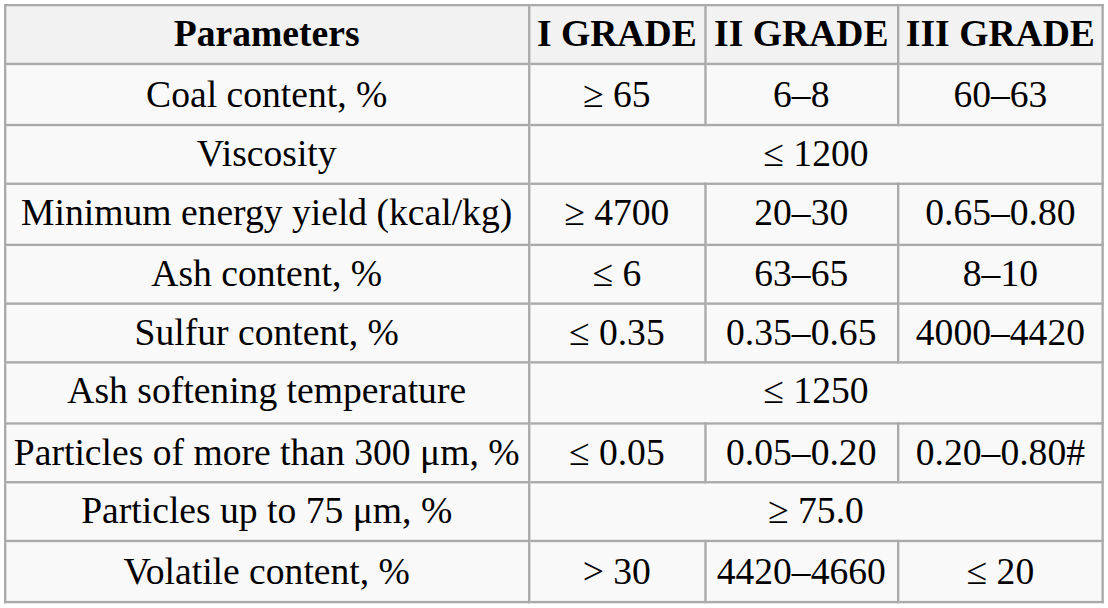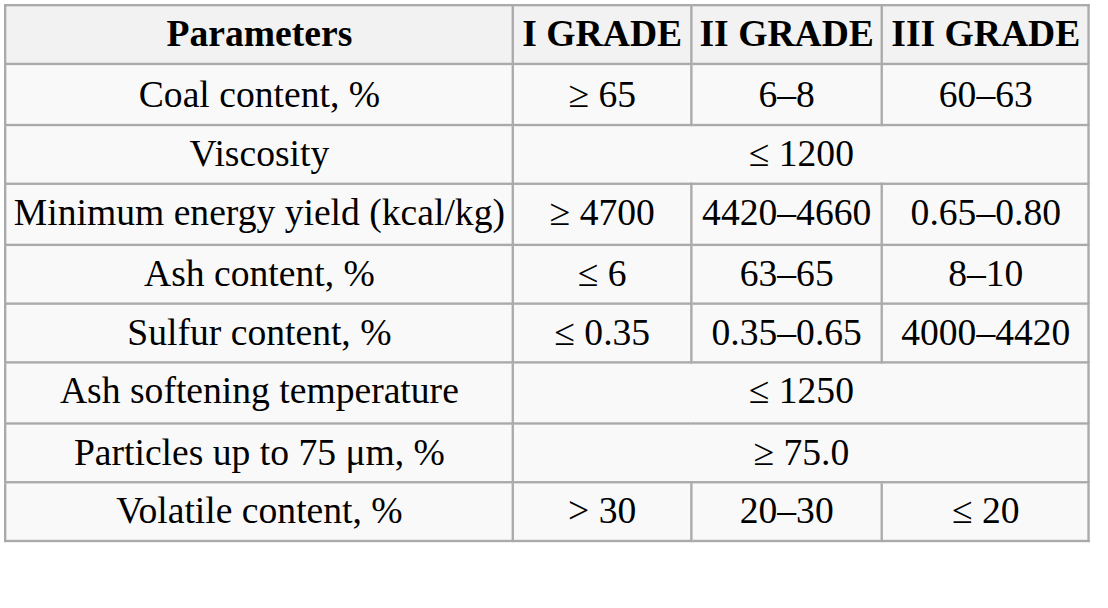(801, 213) 20–30 -> (787, 213) 4420–4660
- row: (267, 451)
(801, 570) 4420–4660 -> (787, 511) 20–30
